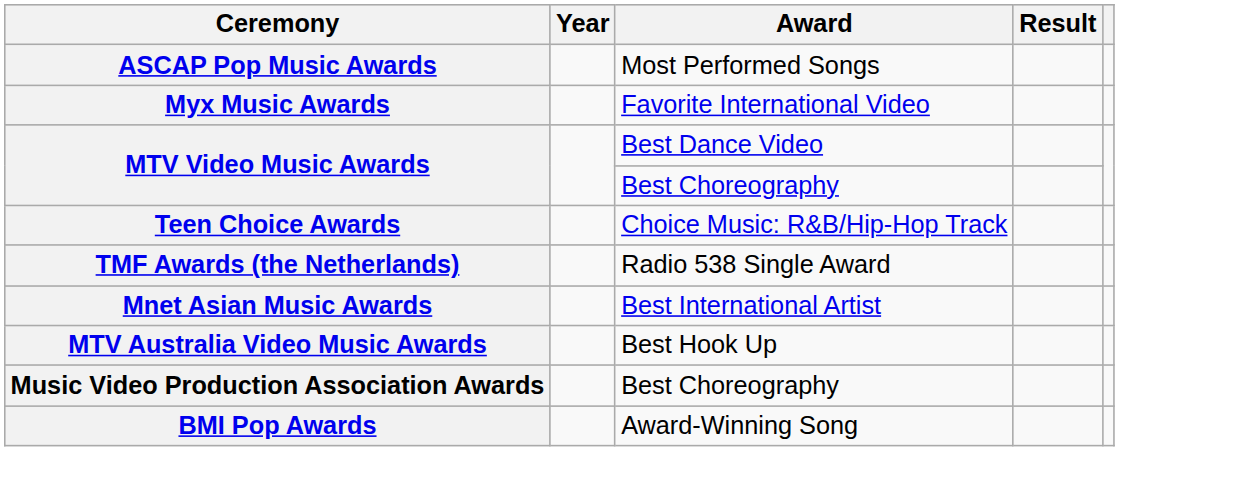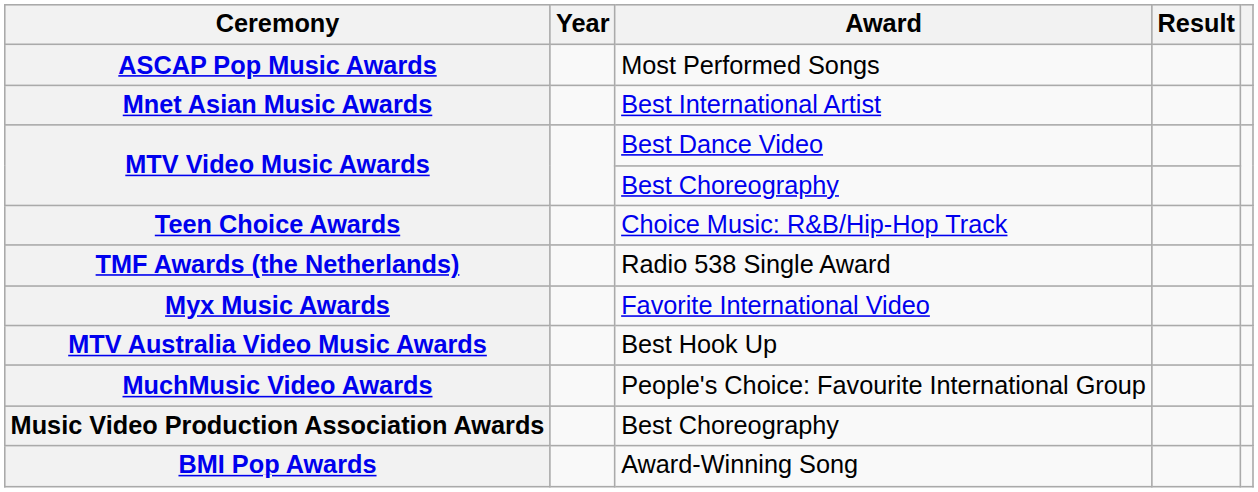rows swapped: (278, 305) <-> (278, 104)
+ row: (278, 385)
